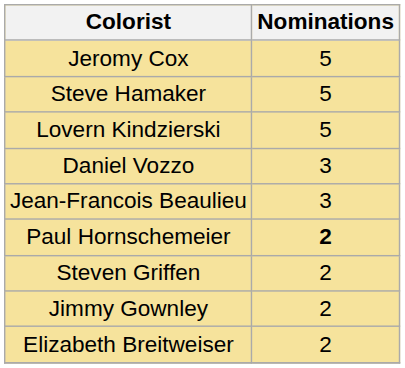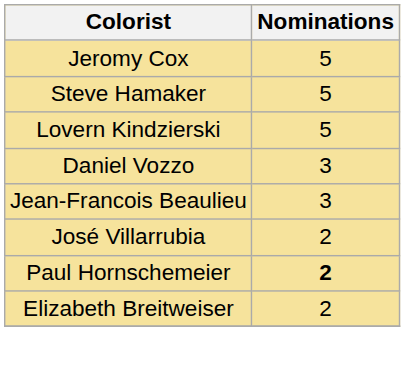+ row: (128, 237)
- row: (128, 272)
- row: (128, 308)
